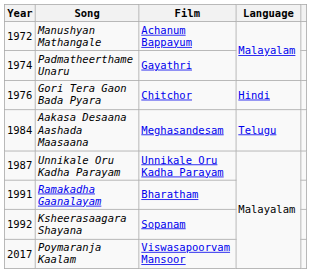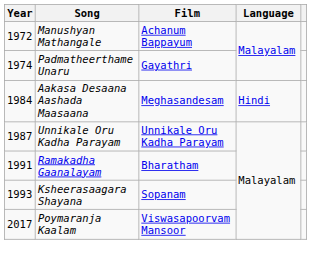- row: (82, 95)
(257, 130) Telugu -> (254, 101) Hindi
(20, 224) 1992 -> (20, 195) 1993
